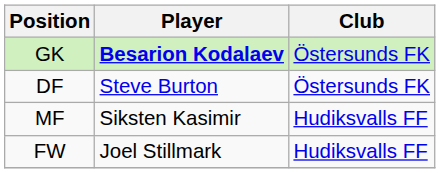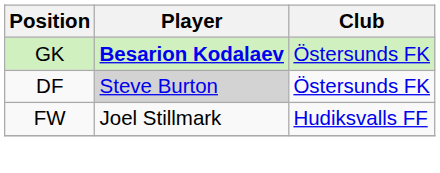(159, 86) no background -> (159, 86) lightgrey background
- row: (50, 118)
